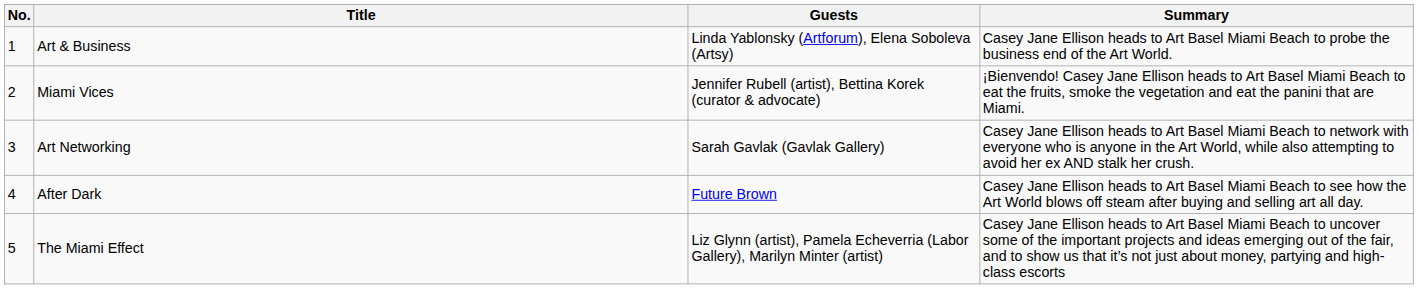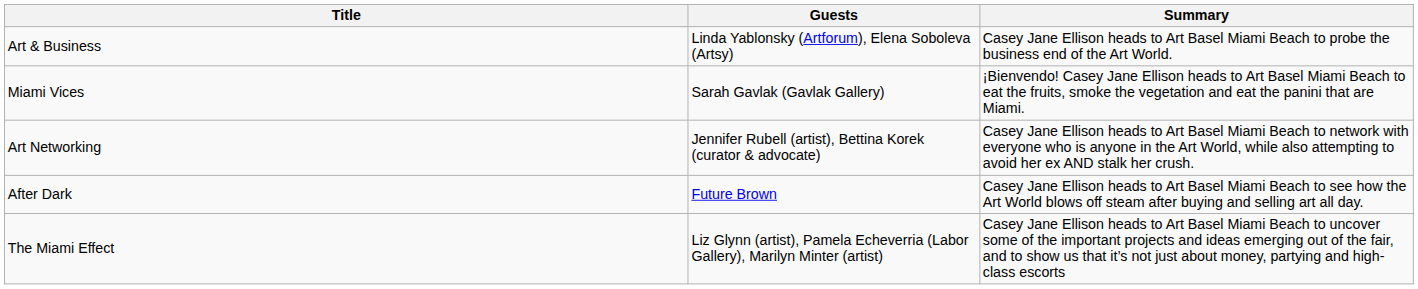- column: (19, 15)
(808, 92) Jennifer Rubell (artist), Bettina Korek (curator & advocate) -> (788, 92) Sarah Gavlak (Gavlak Gallery)
(788, 147) Sarah Gavlak (Gavlak Gallery) -> (808, 147) Jennifer Rubell (artist), Bettina Korek (curator & advocate)
